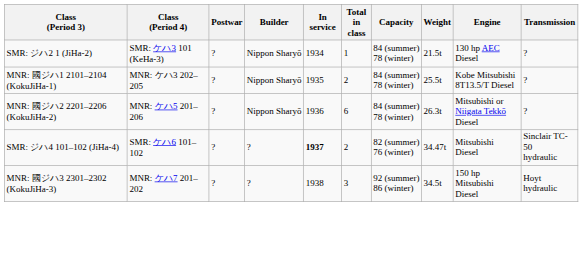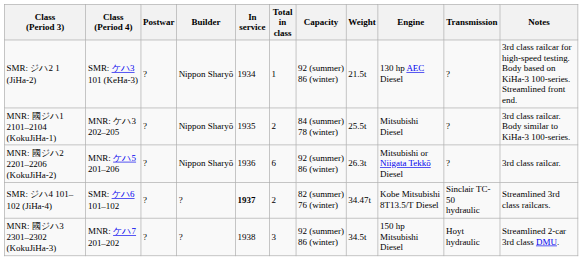+ column: (539, 22)
(396, 53) 84 (summer) 78 (winter) -> (321, 73) 92 (summer) 86 (winter)
(485, 80) Kobe Mitsubishi 8T13.5/T Diesel -> (399, 126) Mitsubishi Diesel
(396, 111) 84 (summer) 78 (winter) -> (321, 163) 92 (summer) 86 (winter)
(474, 147) Mitsubishi Diesel -> (410, 200) Kobe Mitsubishi 8T13.5/T Diesel
